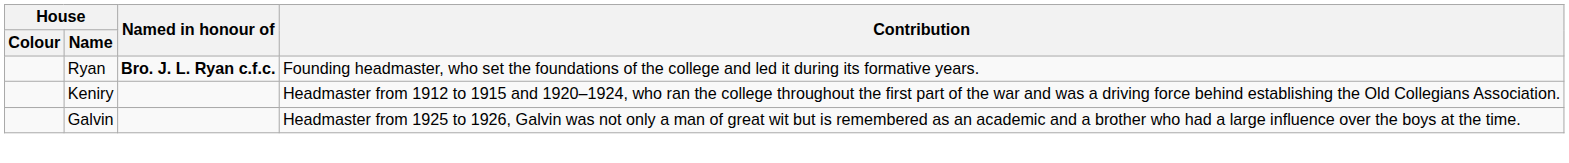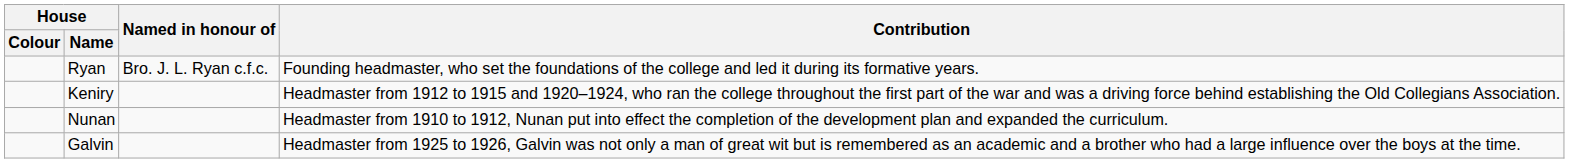(198, 68) bold -> (196, 68) normal
+ row: (92, 119)
